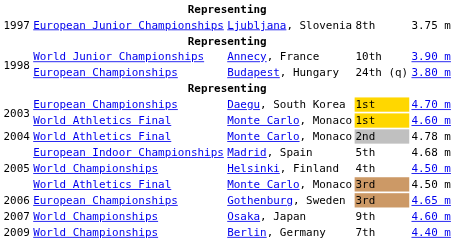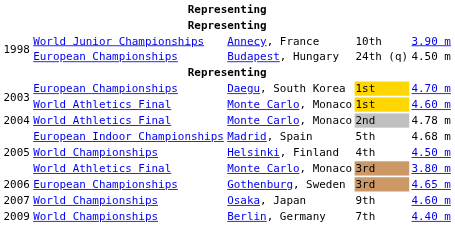- row: (290, 25)
(431, 73) 3.80 m -> (431, 57) 4.50 m
(431, 184) 4.50 m -> (431, 168) 3.80 m
